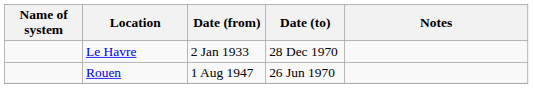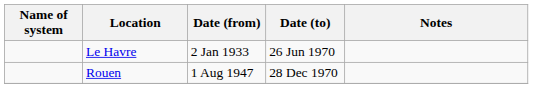(303, 51) 28 Dec 1970 -> (302, 51) 26 Jun 1970
(302, 72) 26 Jun 1970 -> (303, 72) 28 Dec 1970
